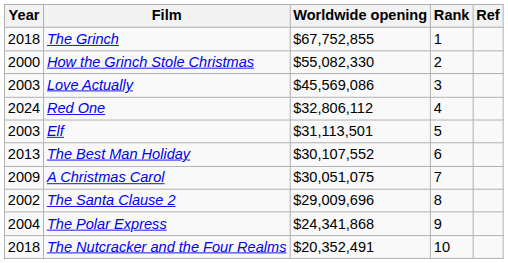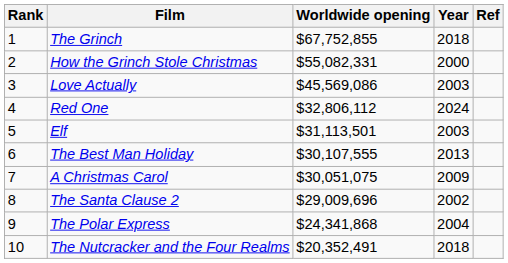columns swapped: (452, 16) <-> (24, 16)
(334, 62) $55,082,330 -> (337, 62) $55,082,331
(334, 154) $30,107,552 -> (337, 154) $30,107,555
